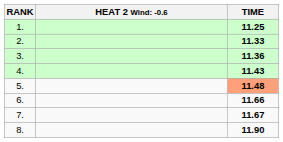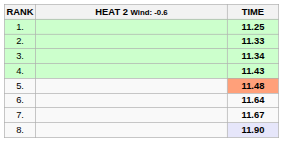(253, 56) 11.36 -> (253, 56) 11.34
(253, 101) 11.66 -> (253, 101) 11.64
(253, 130) no background -> (253, 130) lavender background
